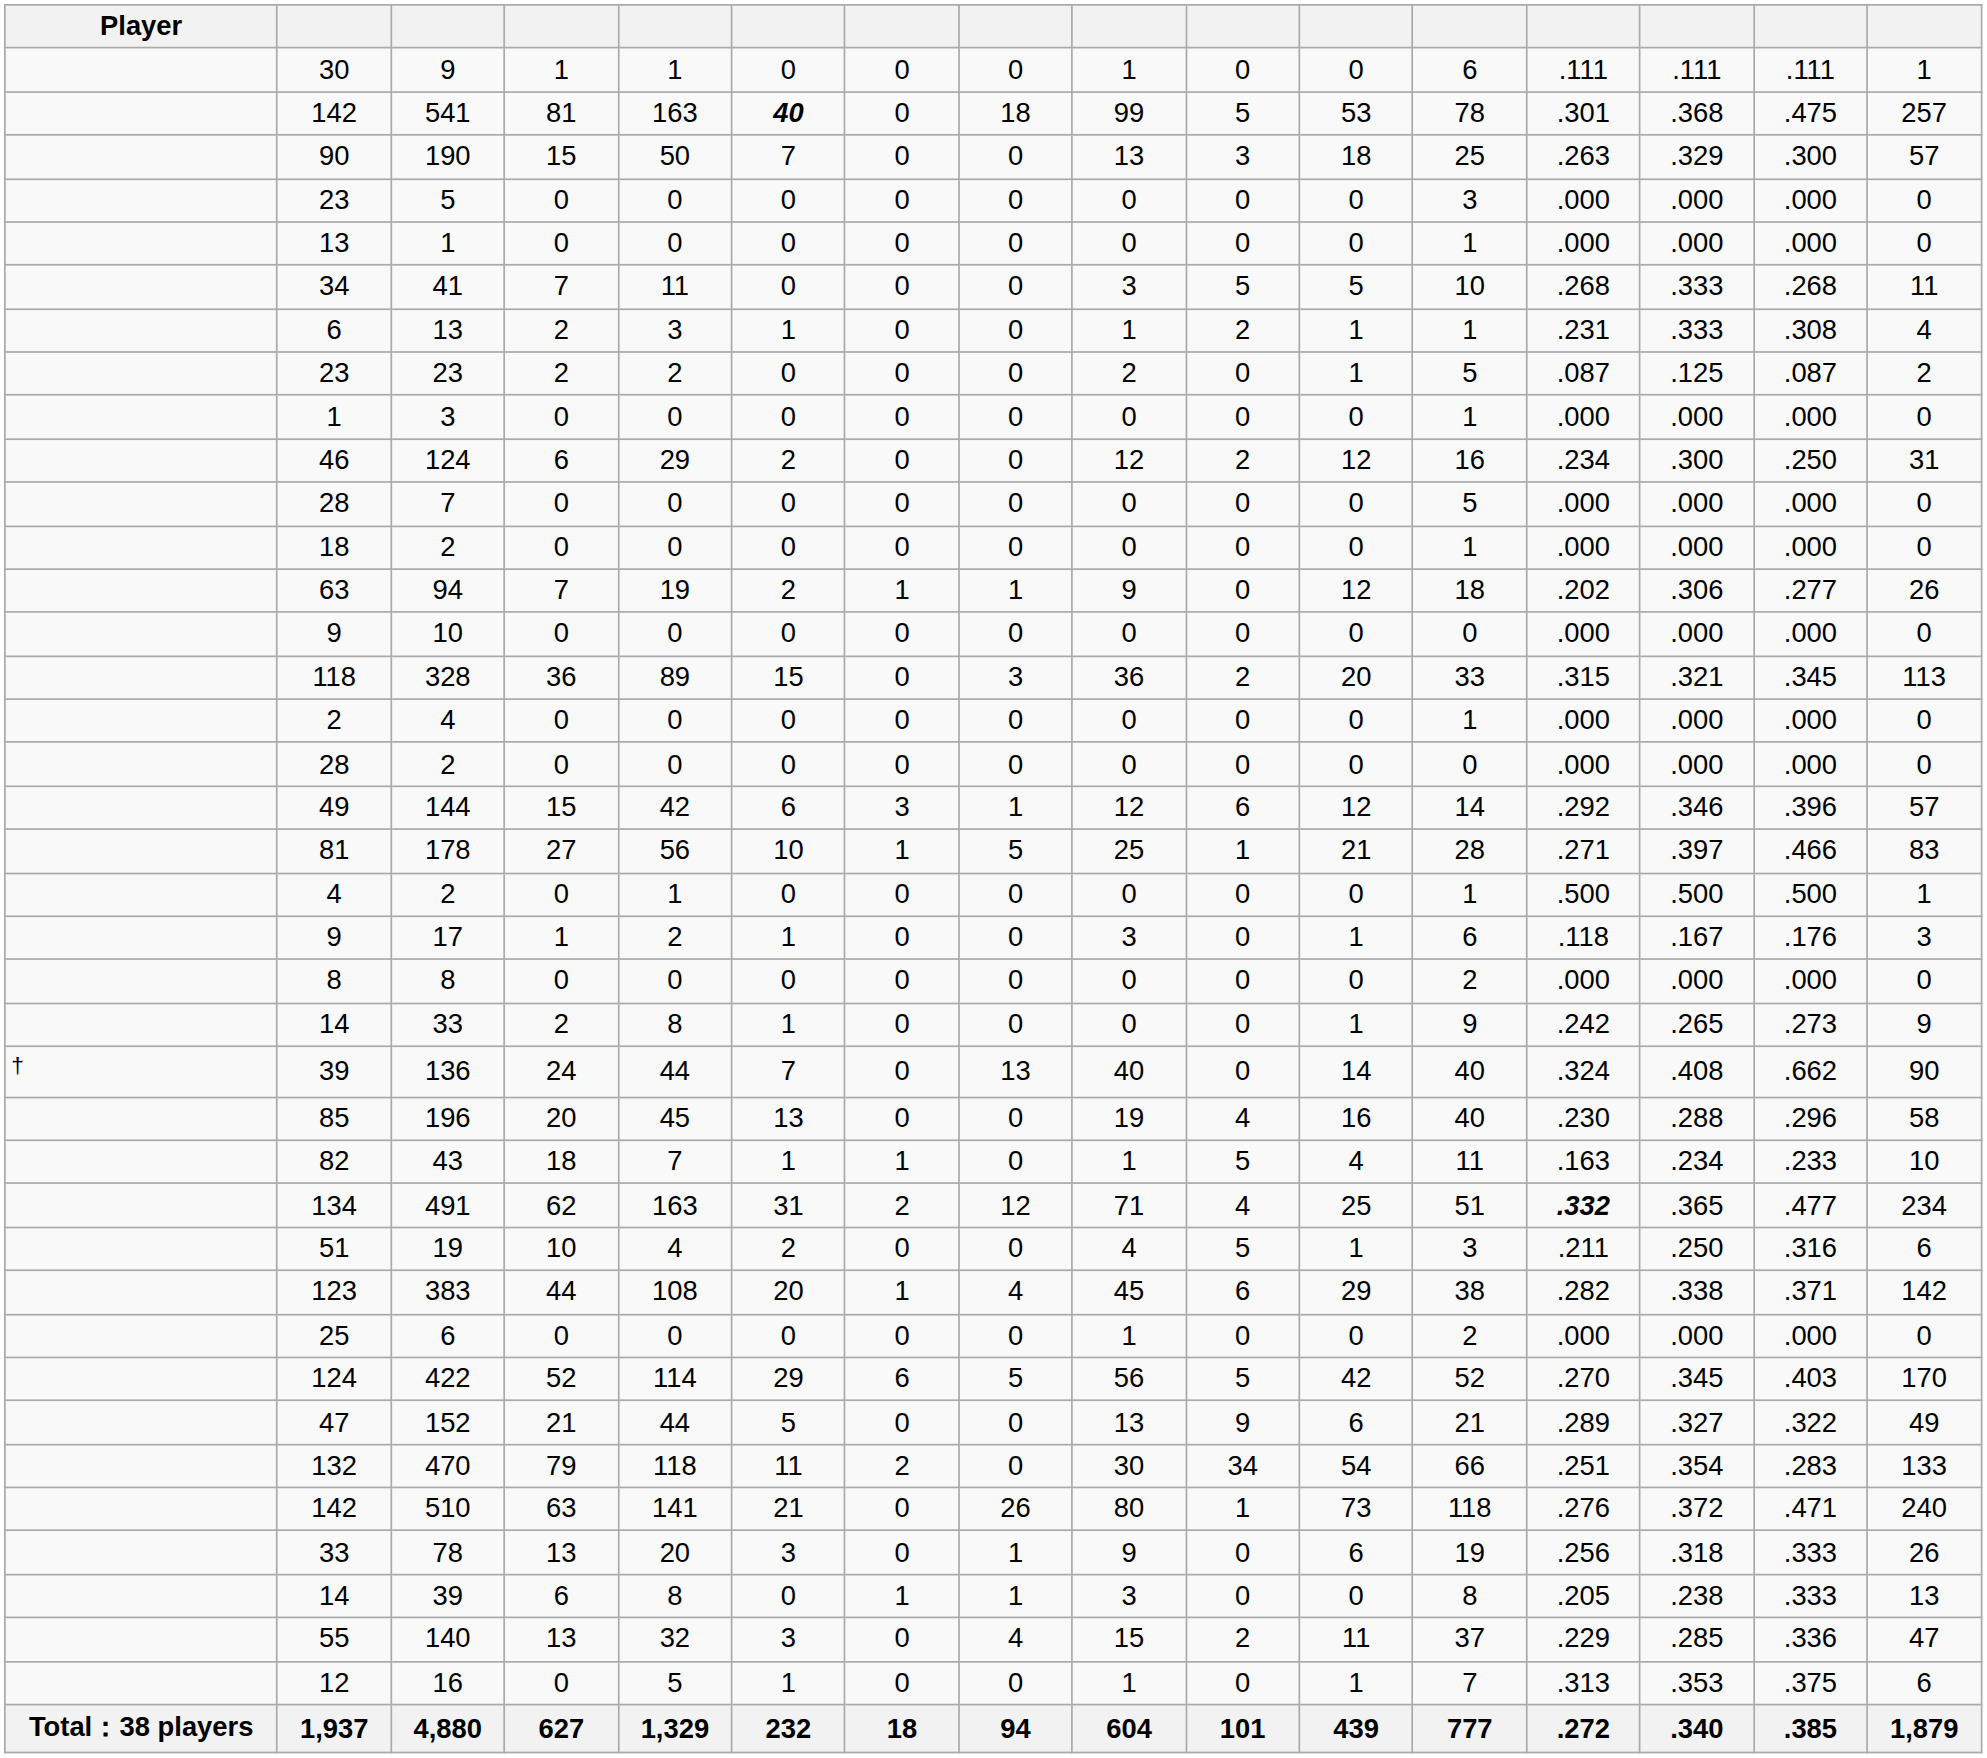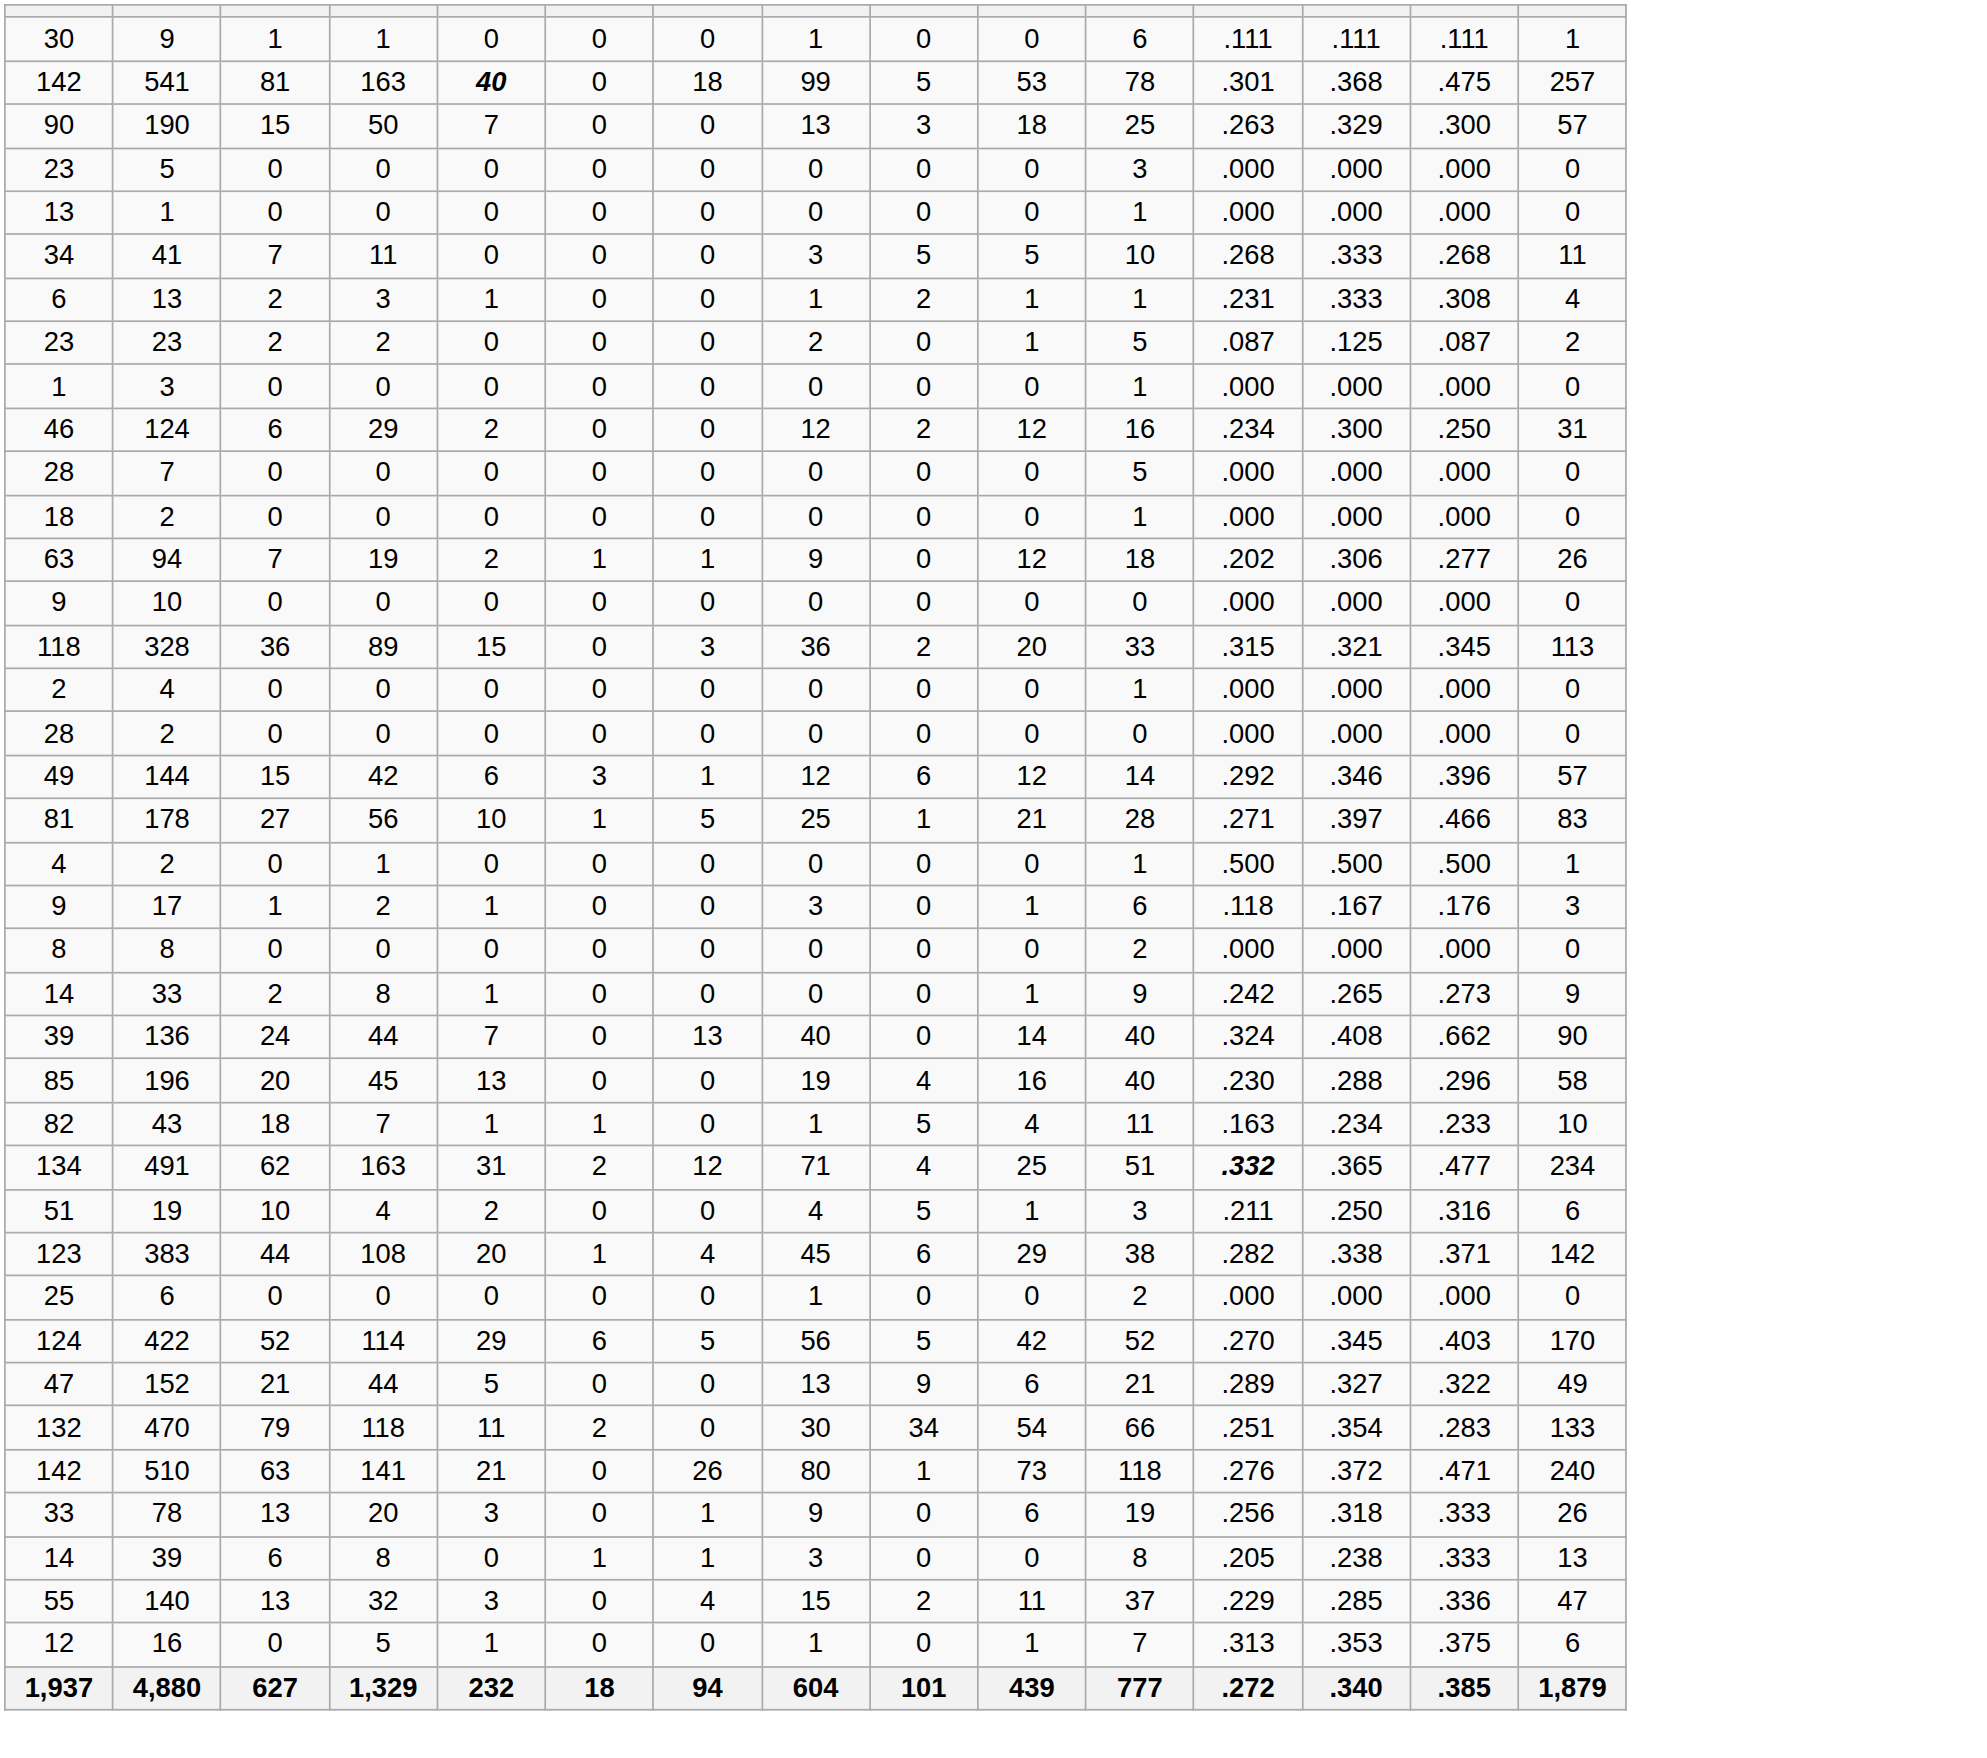- column: (141, 26)
